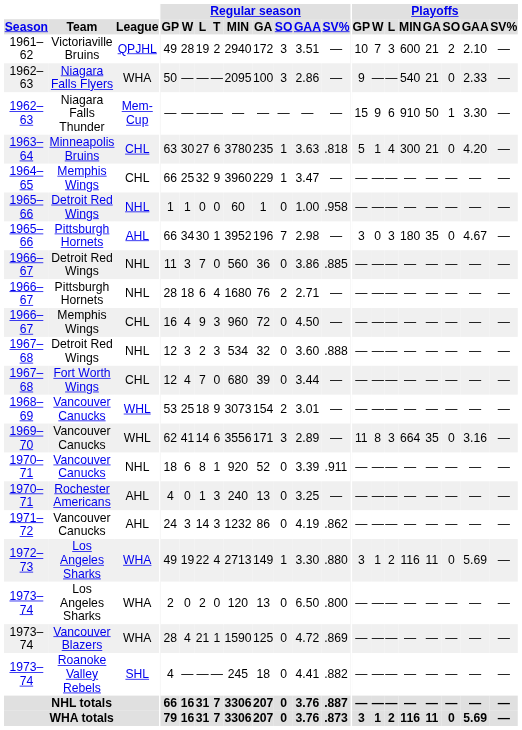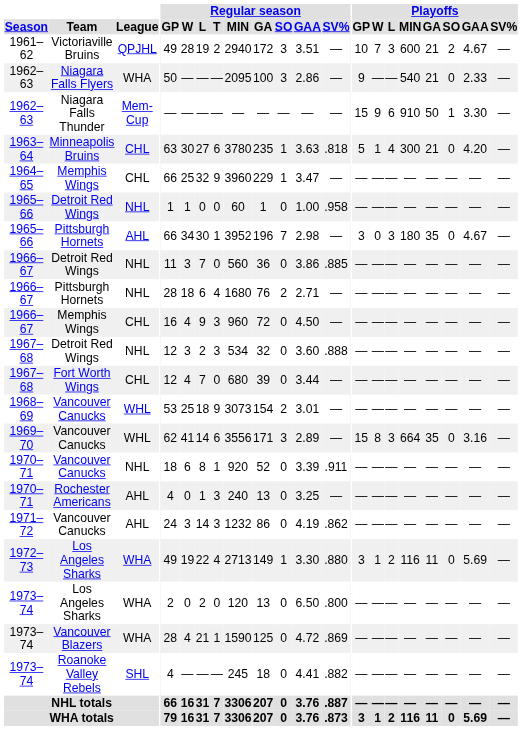(475, 48) 2.10 -> (475, 48) 4.67
(361, 438) 11 -> (361, 438) 15
